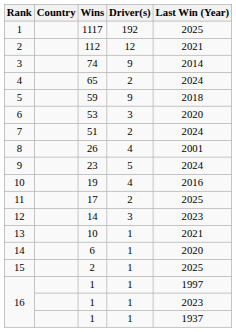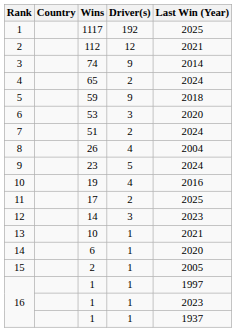(192, 149) 2001 -> (192, 149) 2004
(192, 268) 2025 -> (192, 268) 2005
